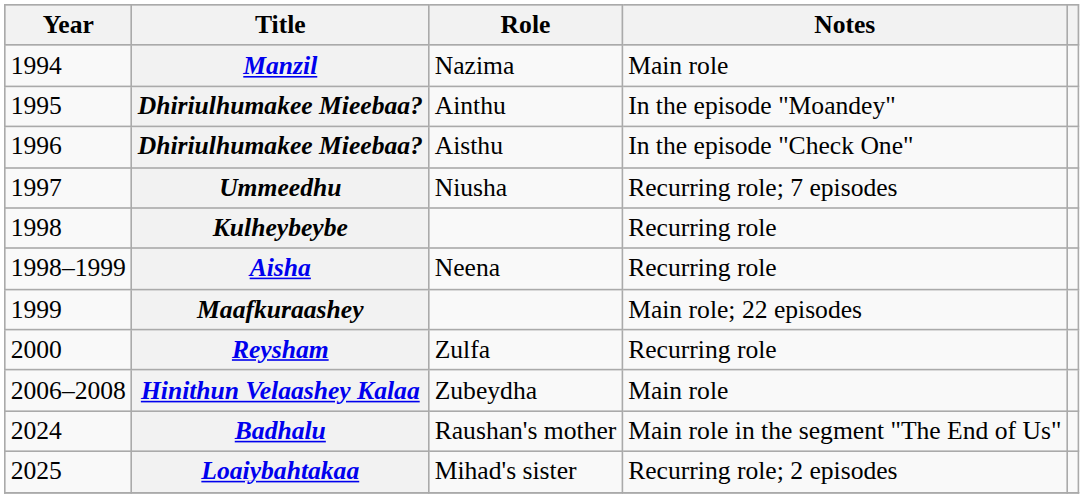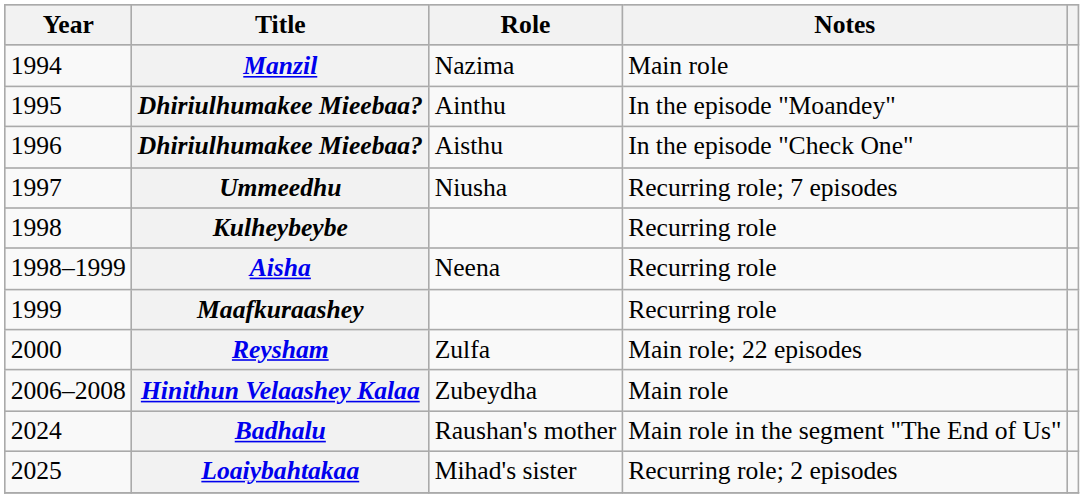(745, 308) Main role; 22 episodes -> (702, 308) Recurring role
(702, 349) Recurring role -> (745, 349) Main role; 22 episodes
